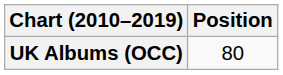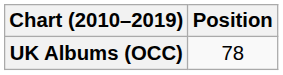(233, 52) 80 -> (233, 52) 78
